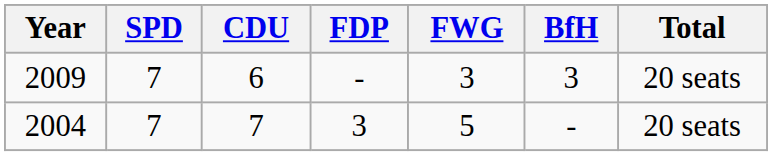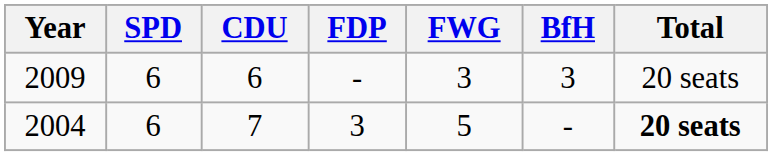(154, 77) 7 -> (153, 77) 6
(154, 125) 7 -> (153, 125) 6
(692, 125) normal -> (690, 125) bold
